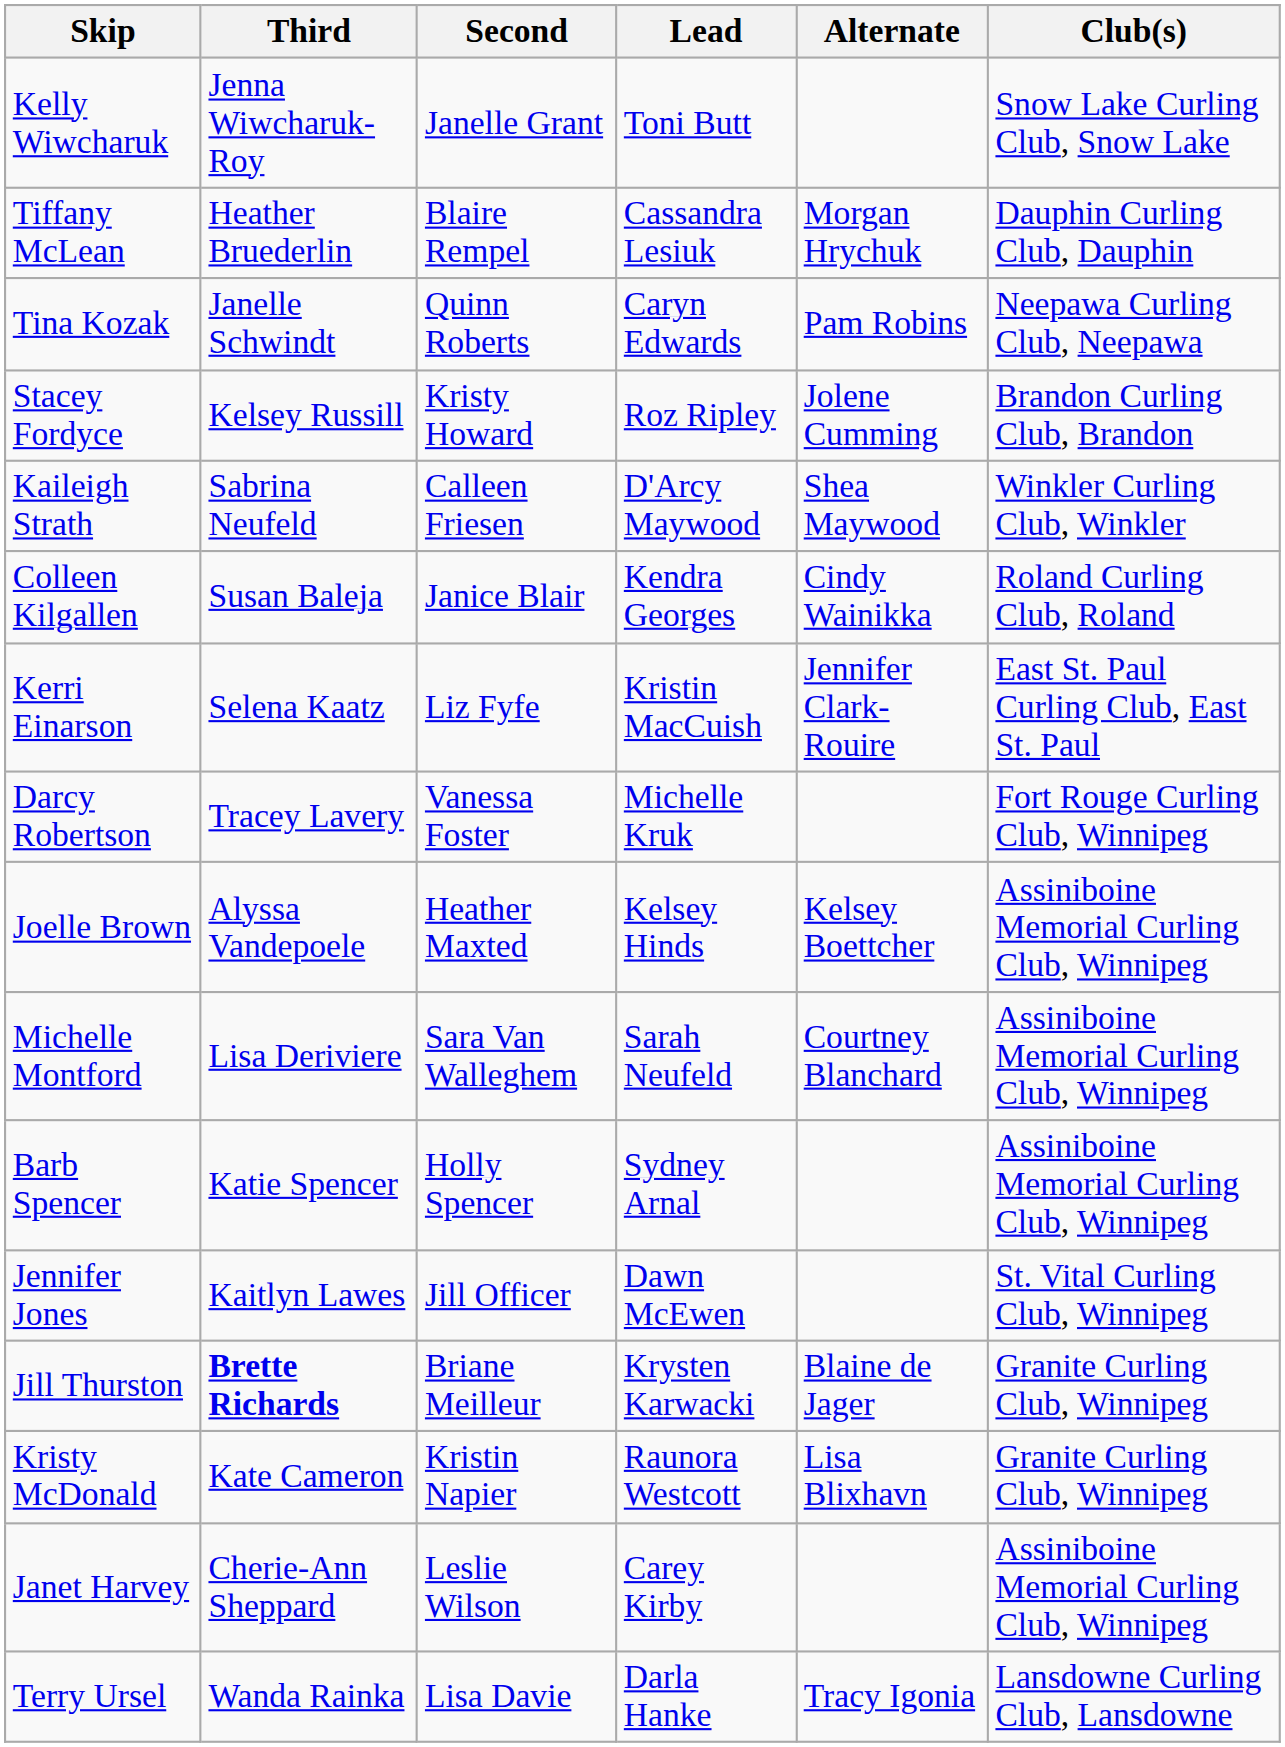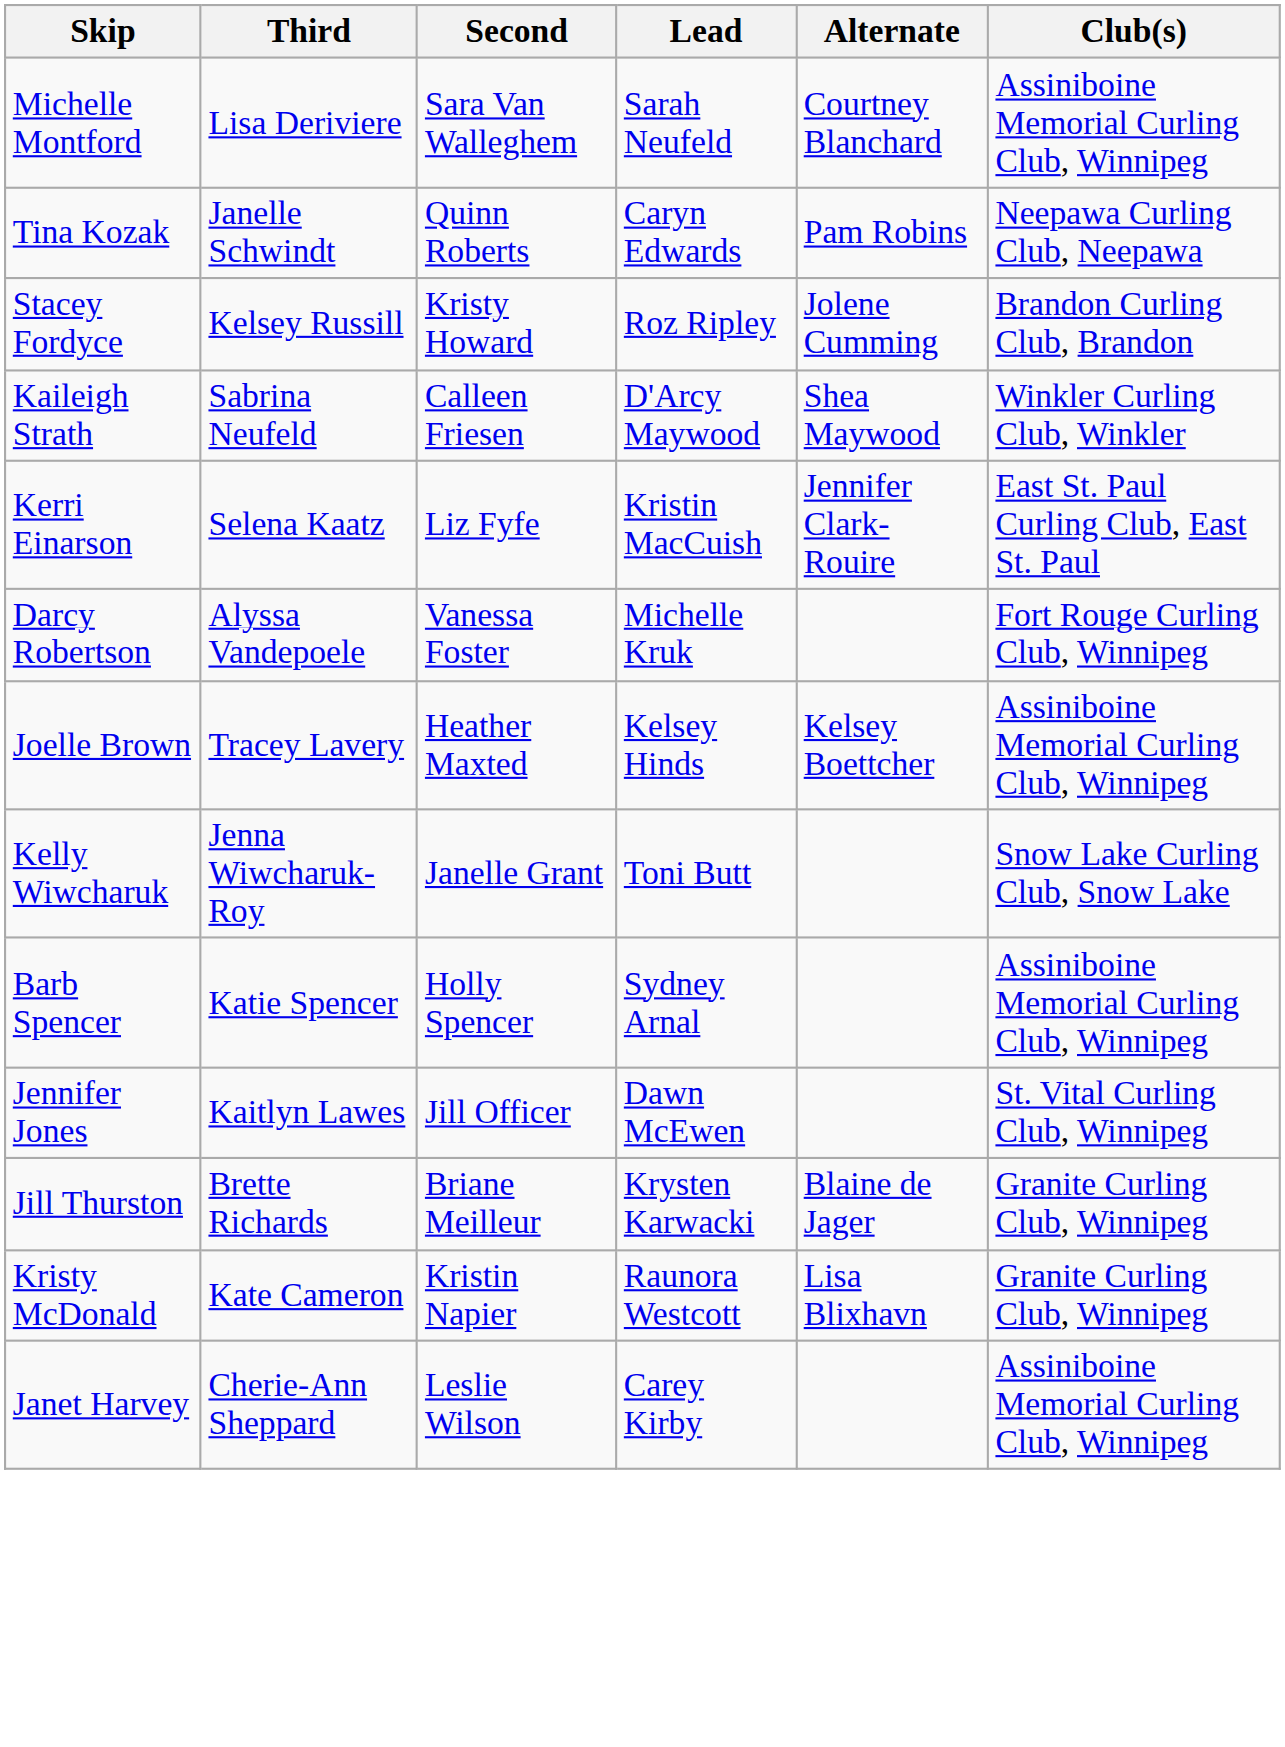rows swapped: (90, 122) <-> (77, 1055)
- row: (69, 232)
- row: (75, 596)
(306, 816) Tracey Lavery -> (287, 634) Alyssa Vandepoele
(287, 926) Alyssa Vandepoele -> (306, 744) Tracey Lavery
(274, 1385) bold -> (268, 1203) normal
- row: (90, 1696)
